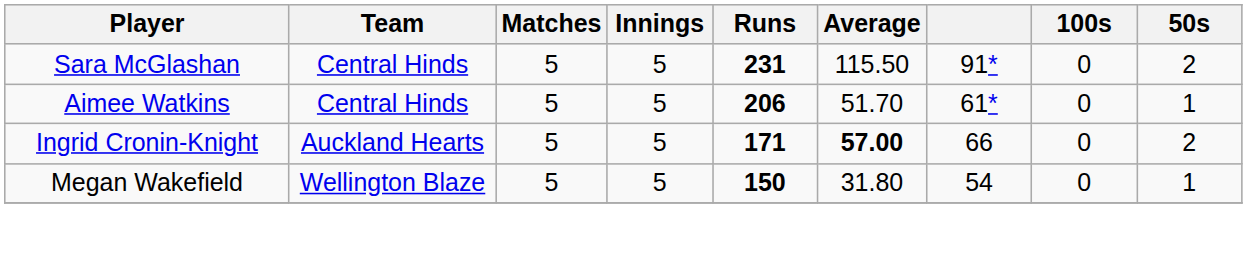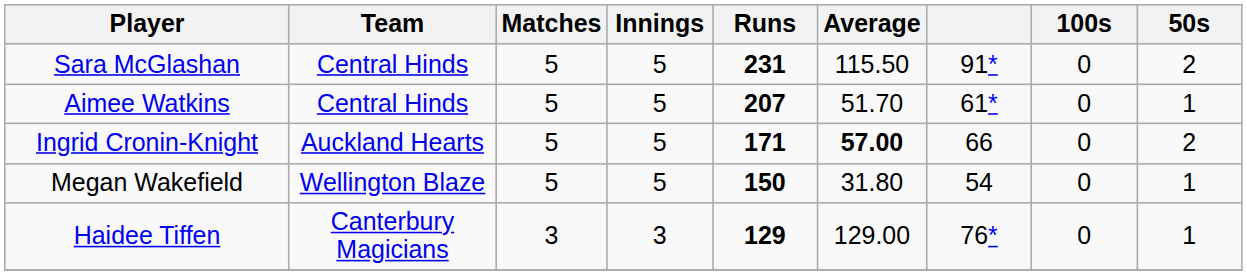(765, 103) 206 -> (765, 103) 207
+ row: (147, 236)
